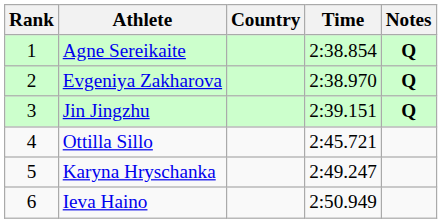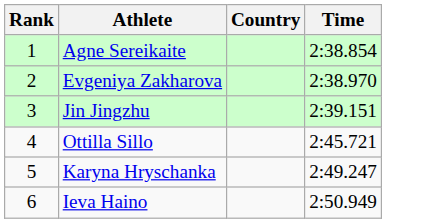- column: (409, 19)
